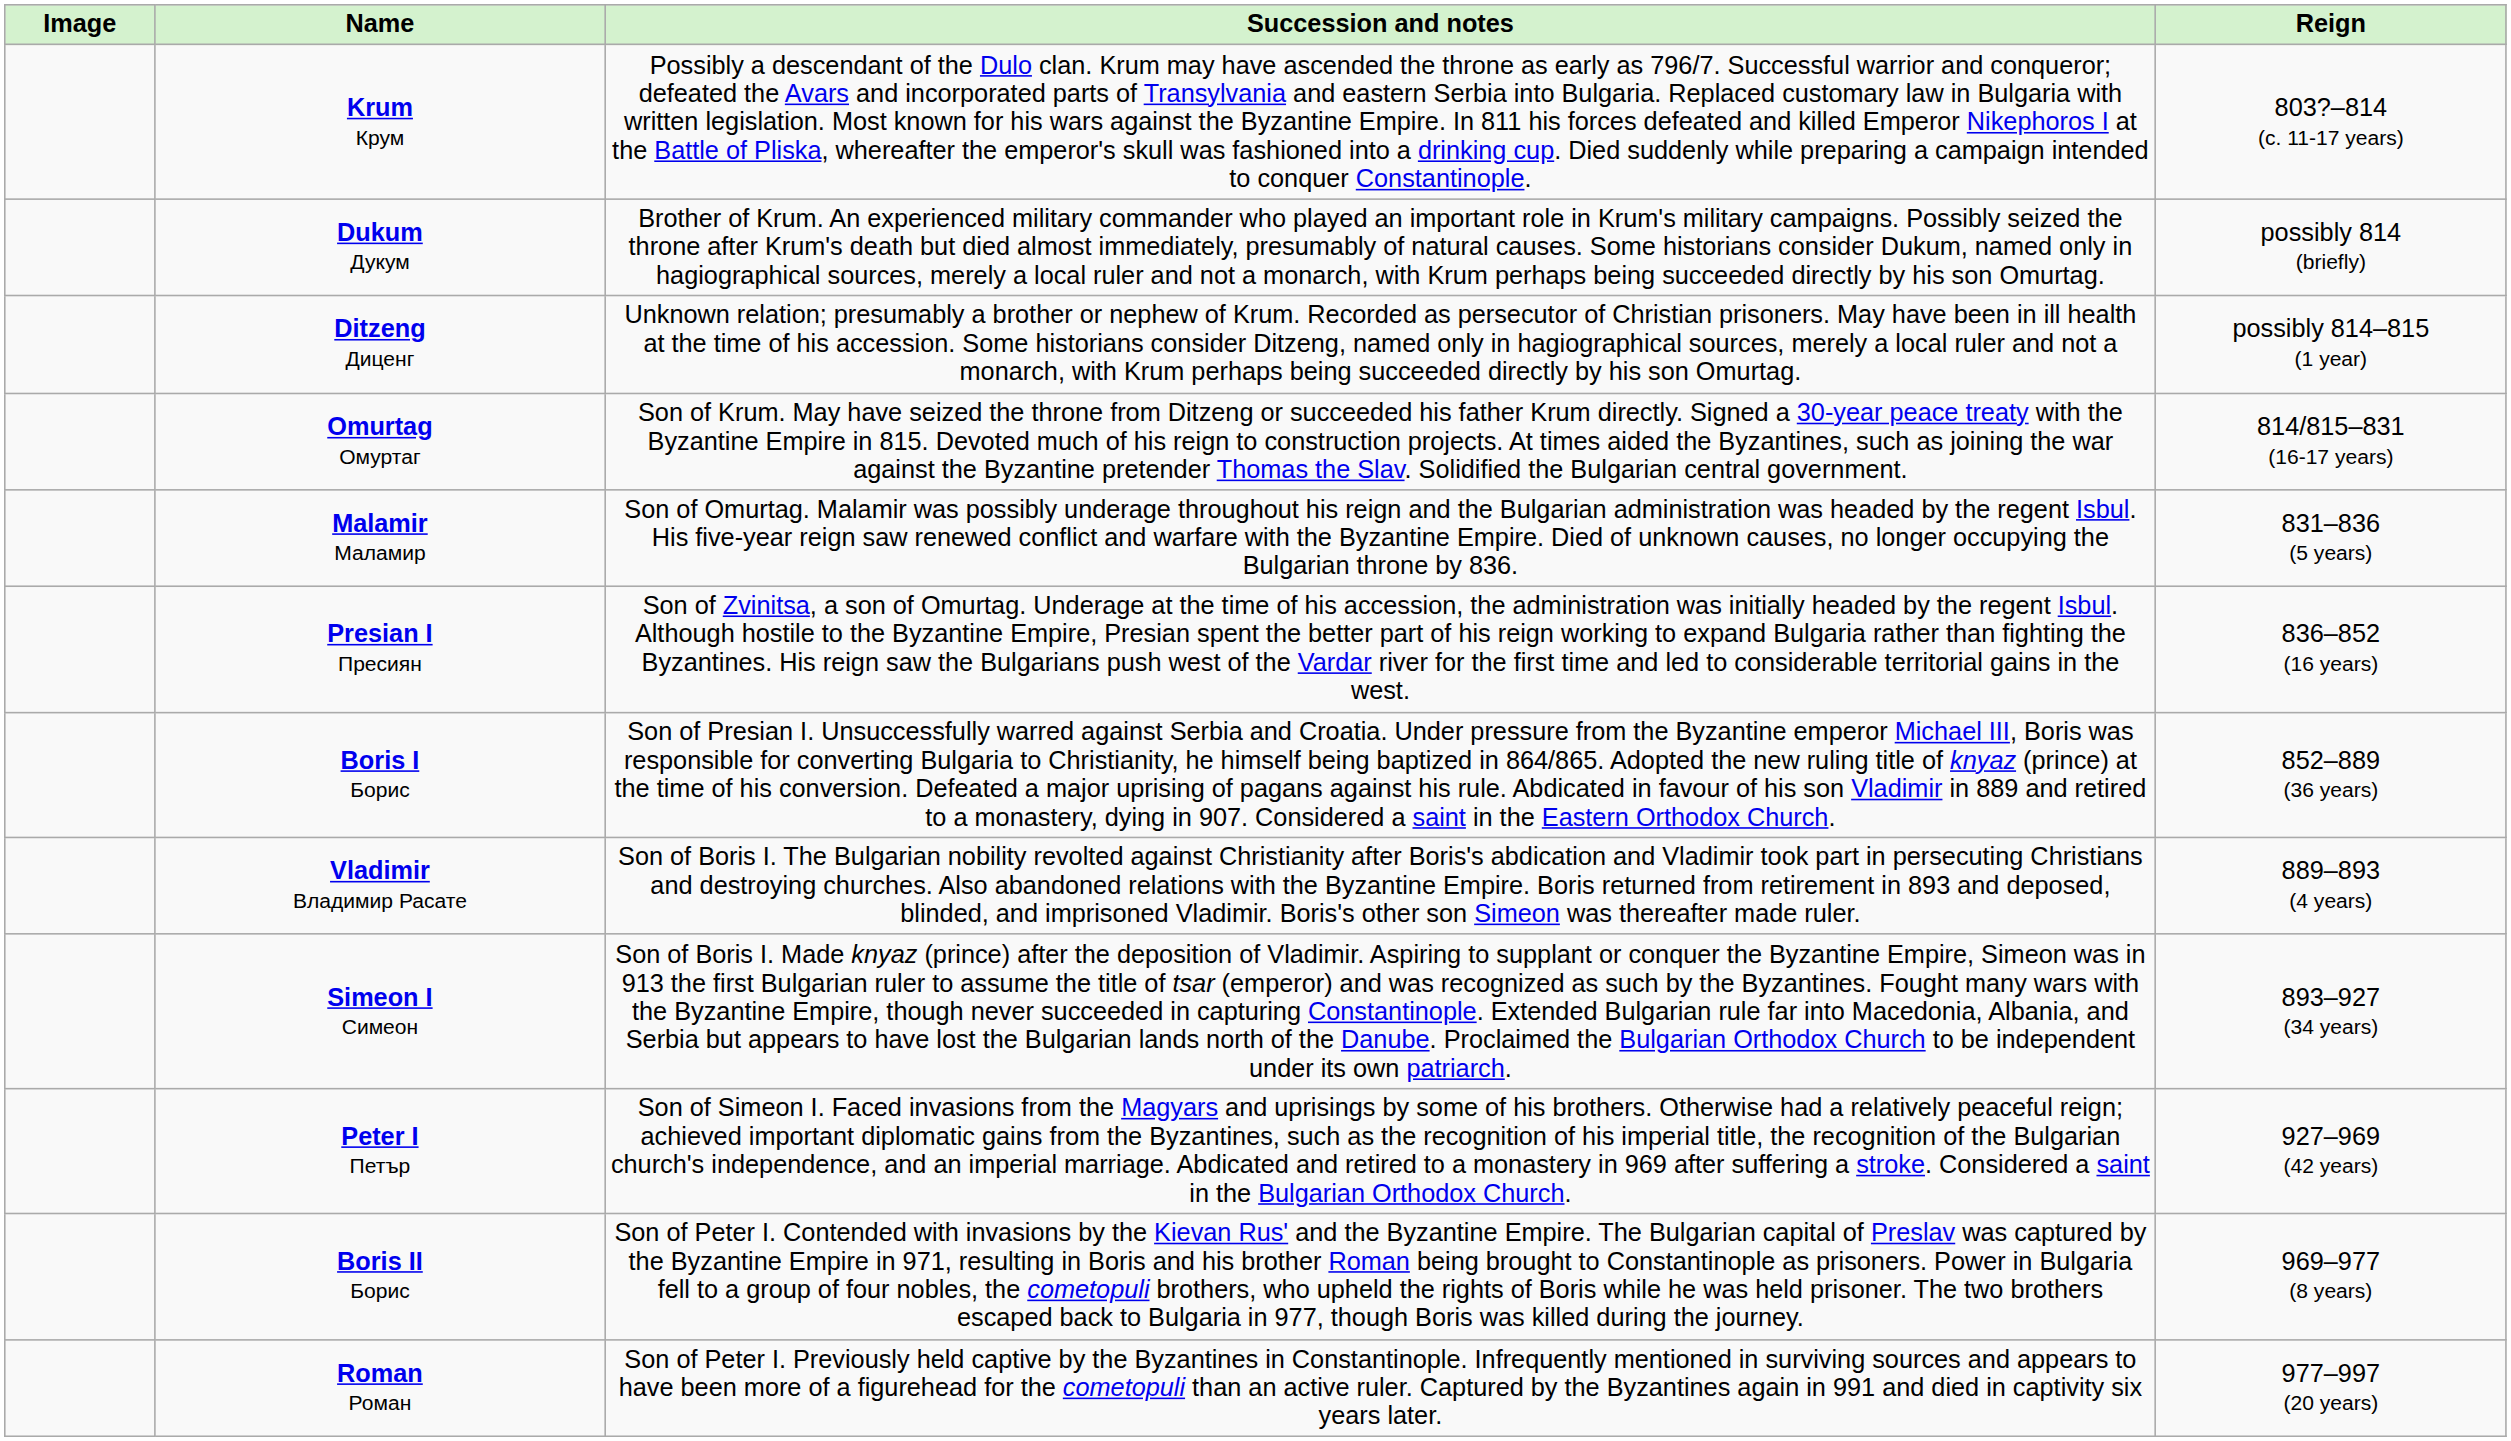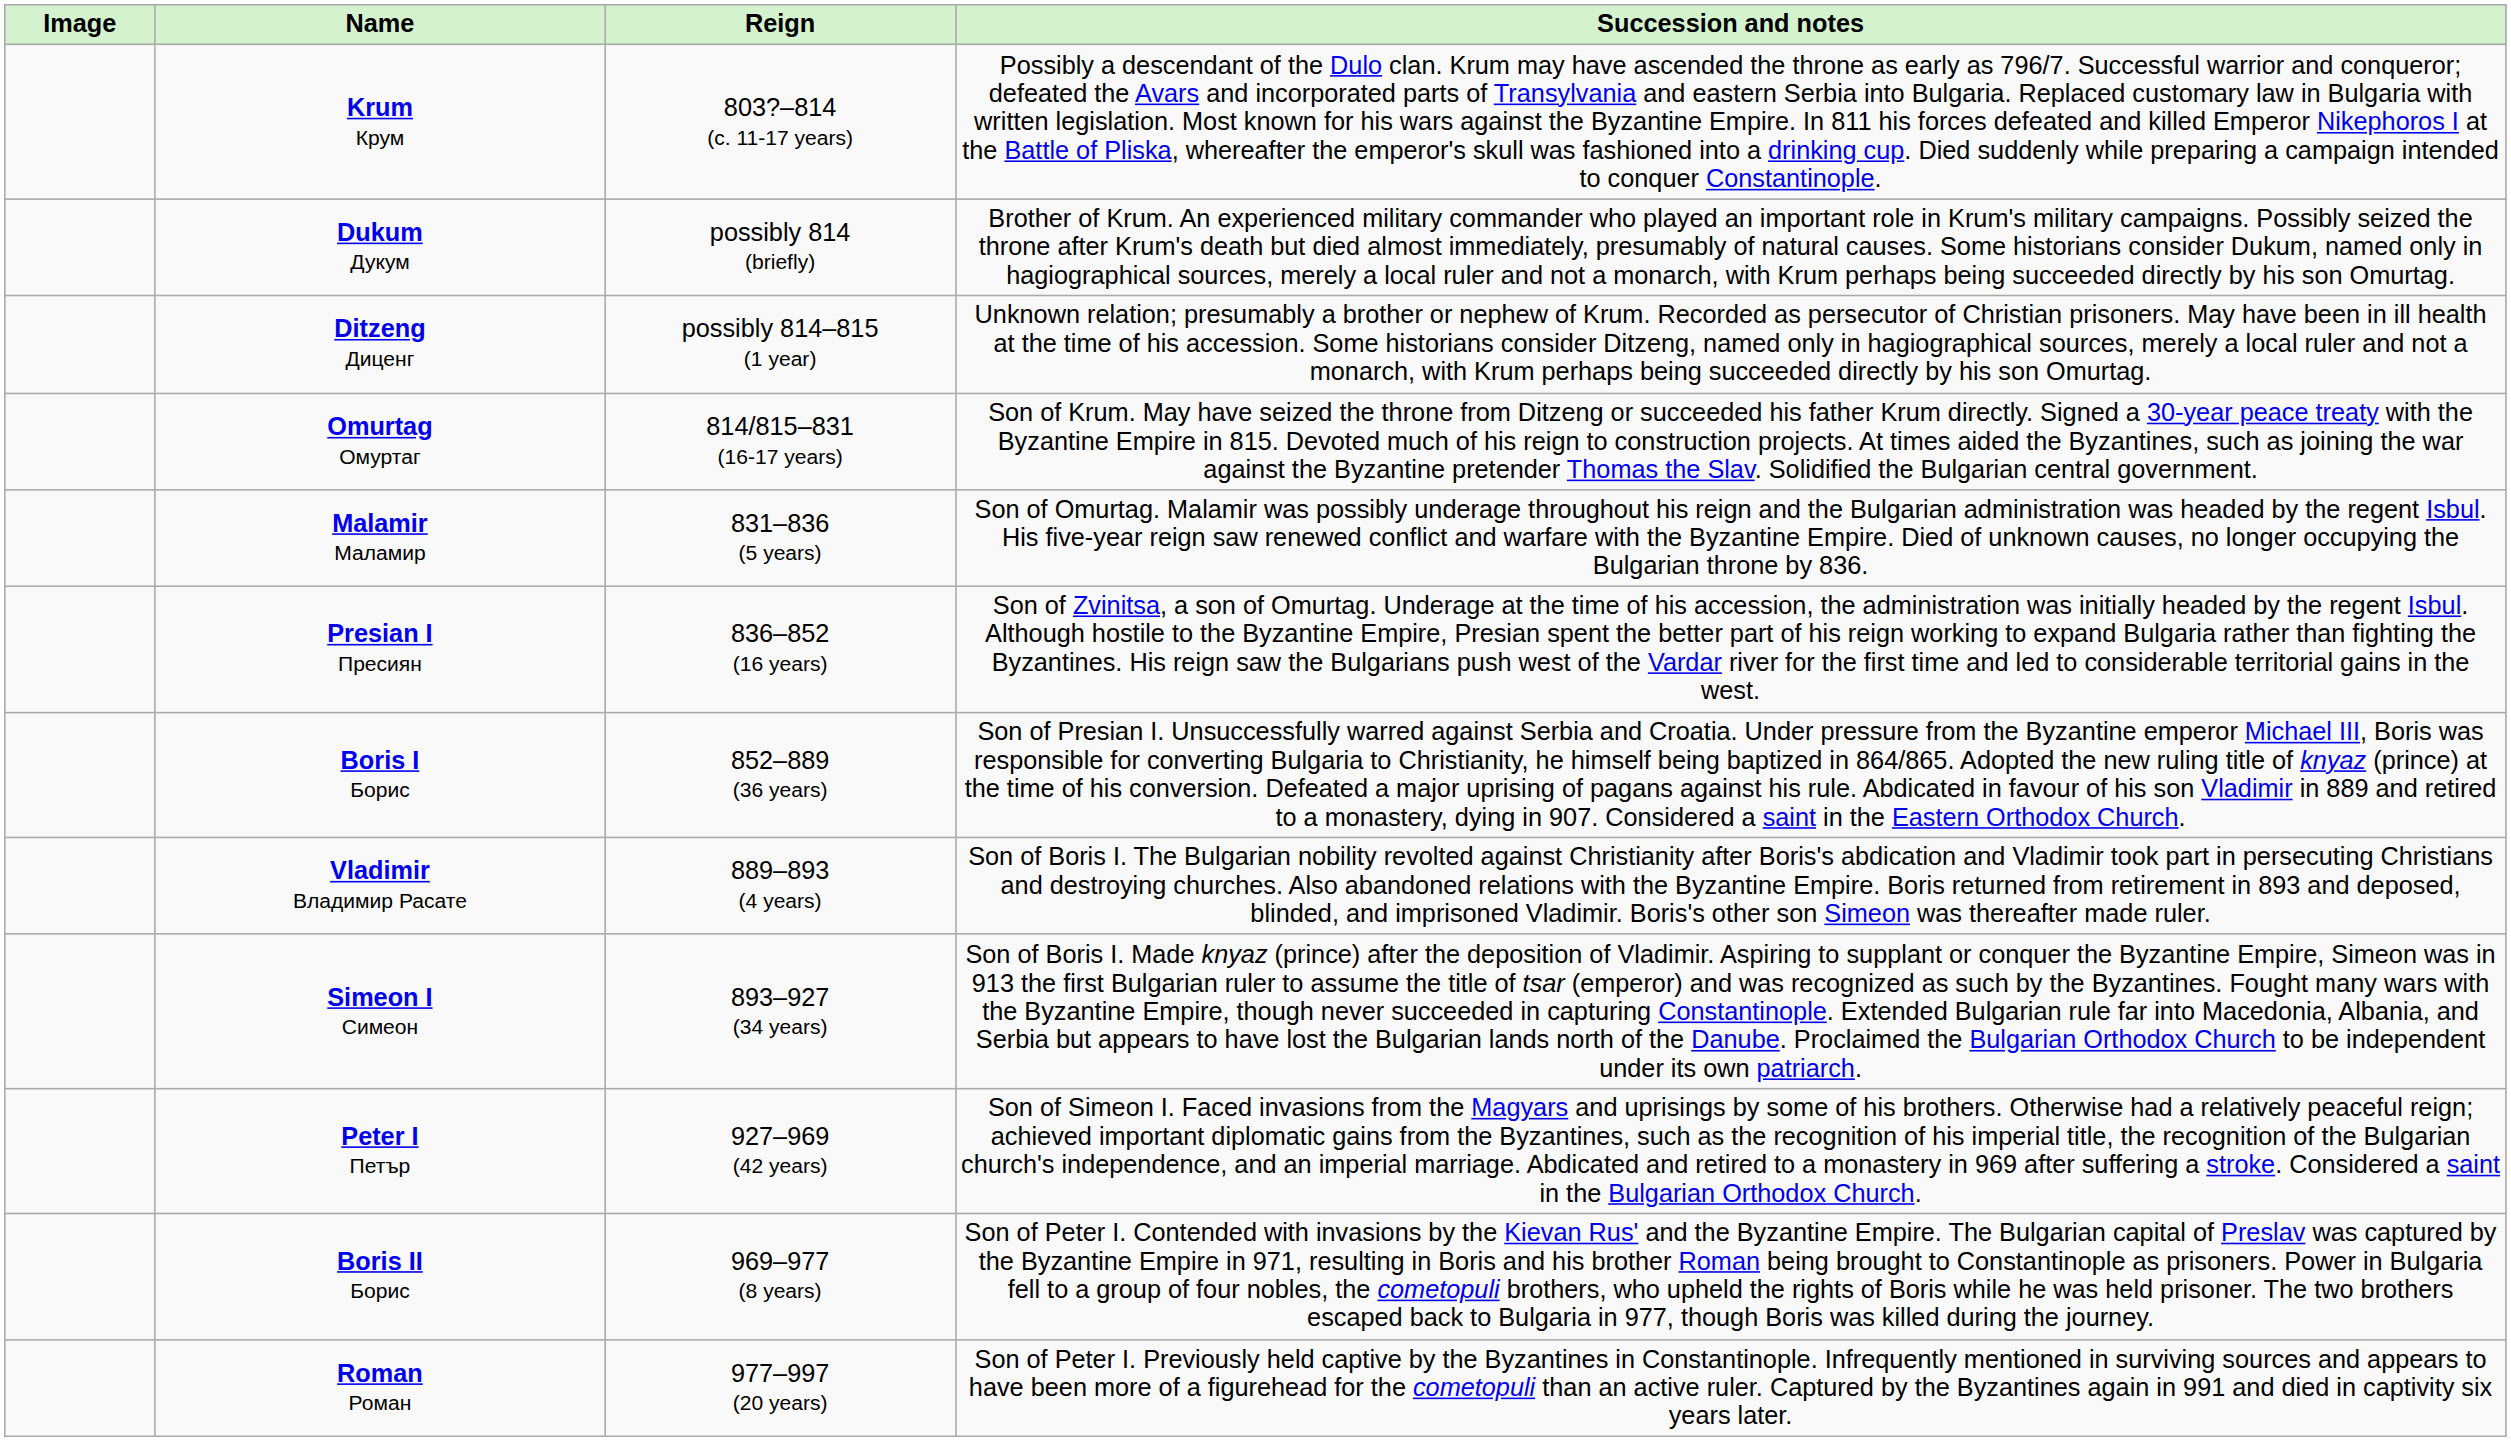columns swapped: (2331, 24) <-> (1380, 24)
